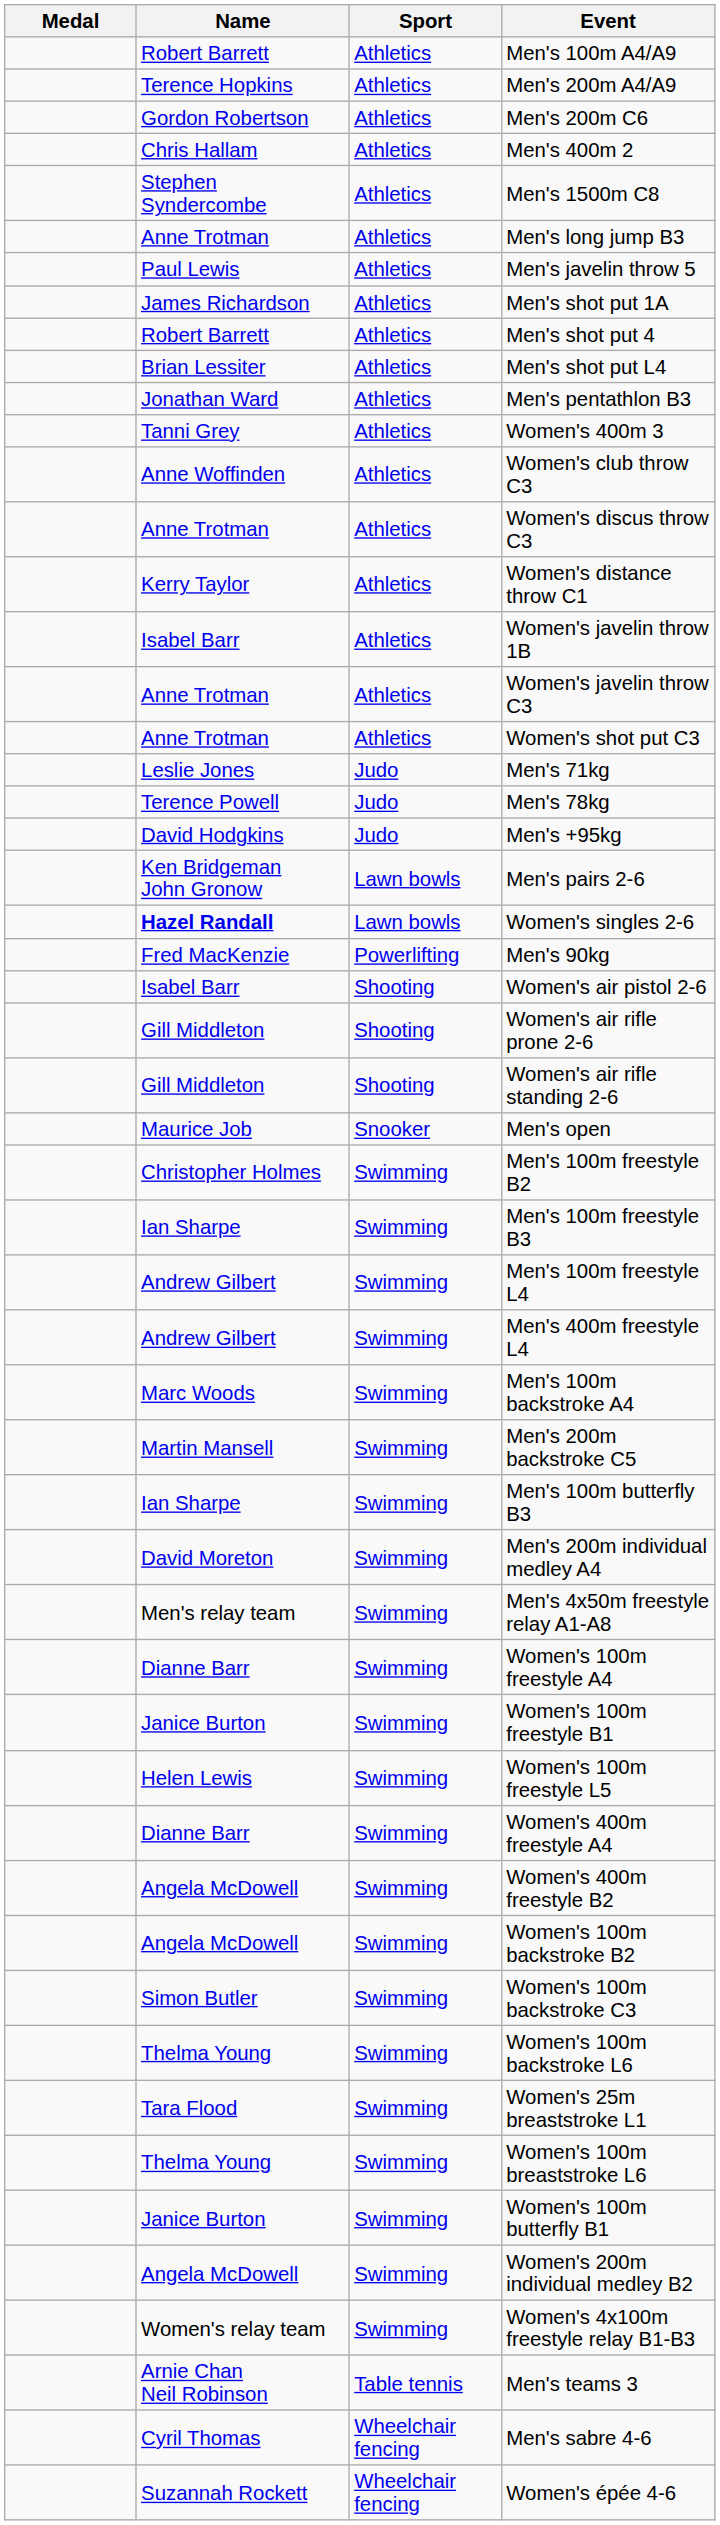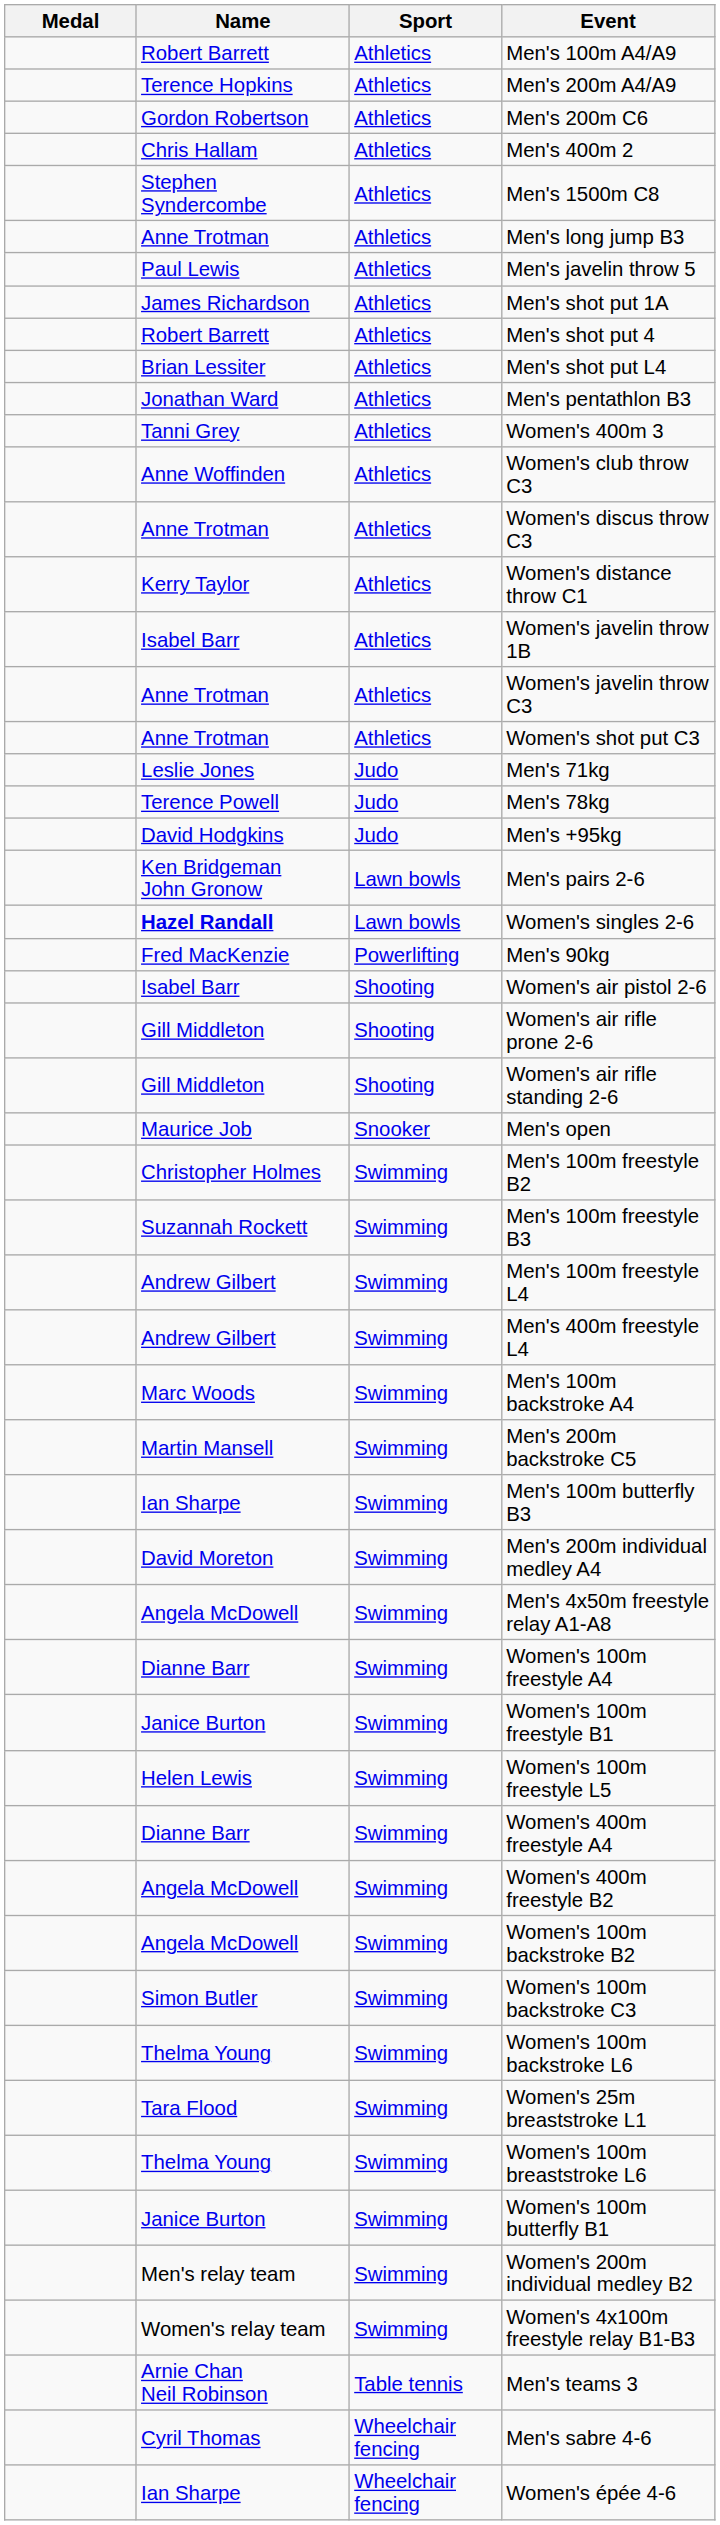(191, 1227) Ian Sharpe -> (224, 1227) Suzannah Rockett
(218, 1613) Men's relay team -> (220, 1613) Angela McDowell
(220, 2273) Angela McDowell -> (218, 2273) Men's relay team
(224, 2493) Suzannah Rockett -> (191, 2493) Ian Sharpe
